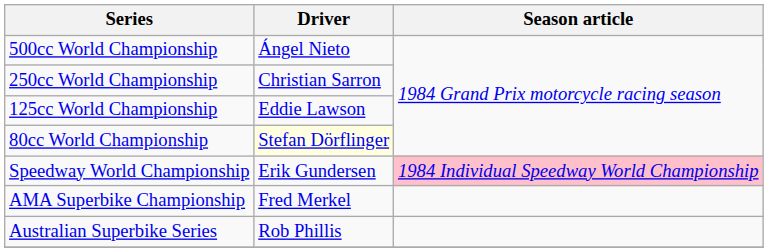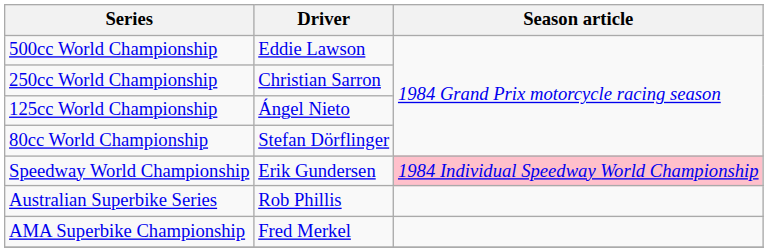(304, 49) Ángel Nieto -> (312, 49) Eddie Lawson
(312, 110) Eddie Lawson -> (304, 110) Ángel Nieto
(324, 140) lightyellow background -> (324, 140) no background
rows swapped: (127, 200) <-> (113, 231)
